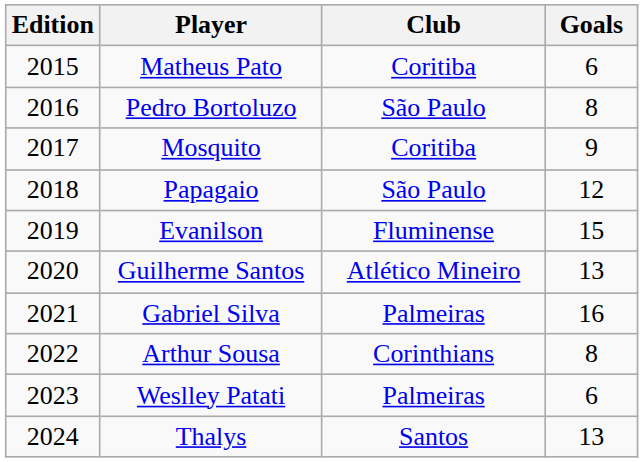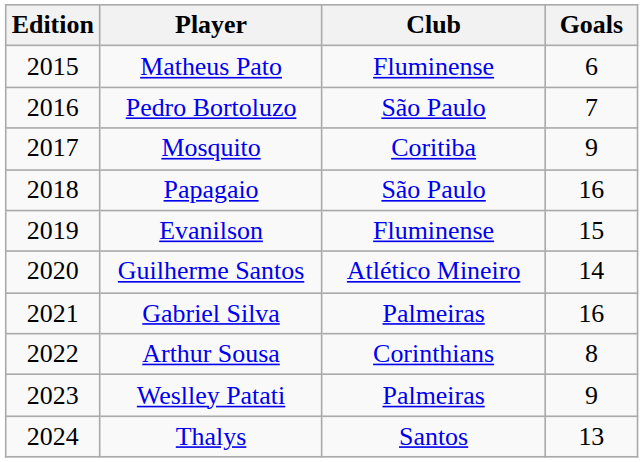(434, 66) Coritiba -> (434, 66) Fluminense
(591, 107) 8 -> (591, 107) 7
(591, 189) 12 -> (591, 189) 16
(591, 271) 13 -> (591, 271) 14
(591, 395) 6 -> (591, 395) 9
